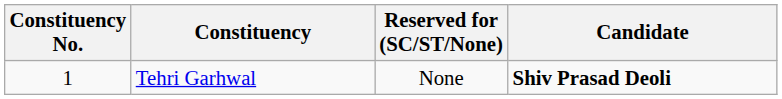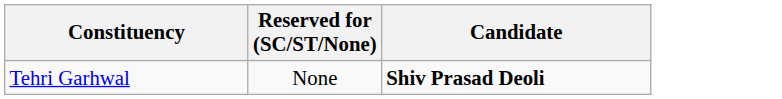- column: (68, 32)
